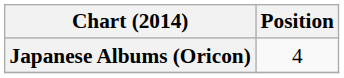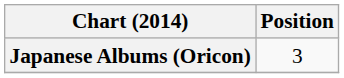(297, 55) 4 -> (297, 55) 3
